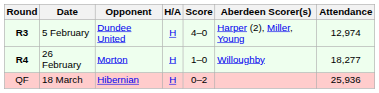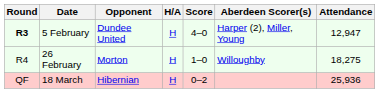(346, 33) 12,974 -> (346, 33) 12,947
(22, 59) bold -> (22, 59) normal
(346, 59) 18,277 -> (346, 59) 18,275
